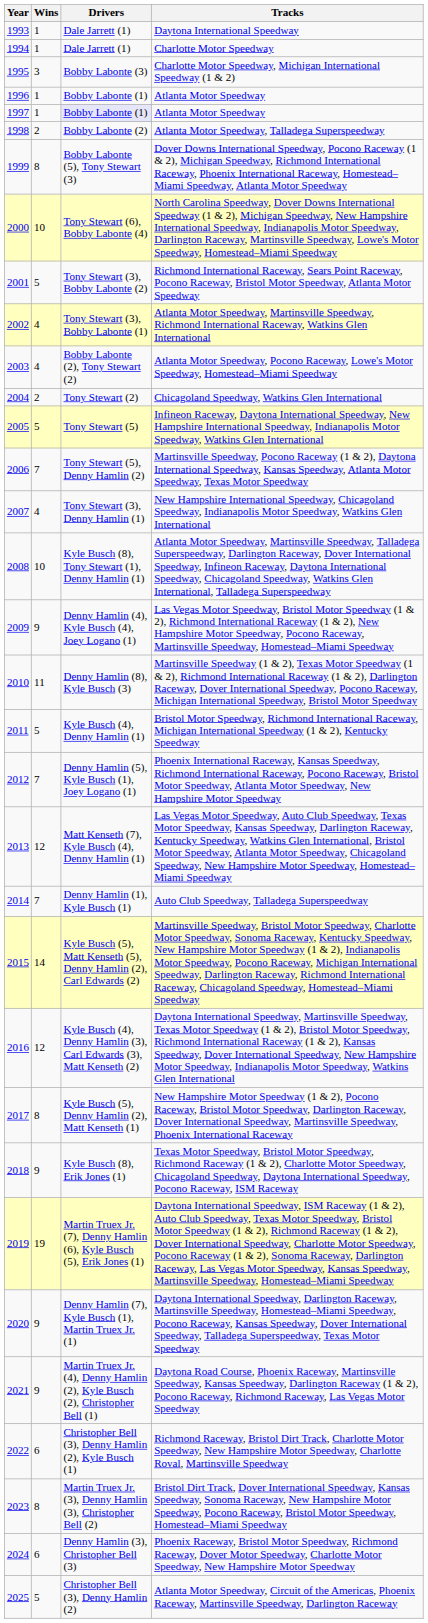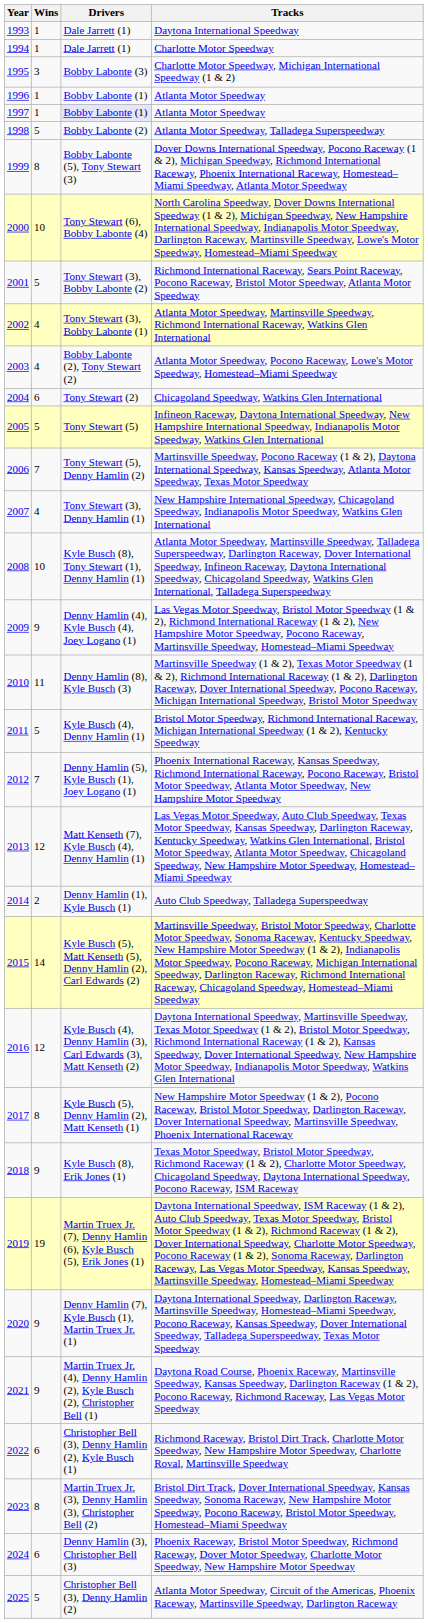(37, 130) 2 -> (37, 130) 5
(37, 397) 2 -> (37, 397) 6
(37, 901) 7 -> (37, 901) 2
